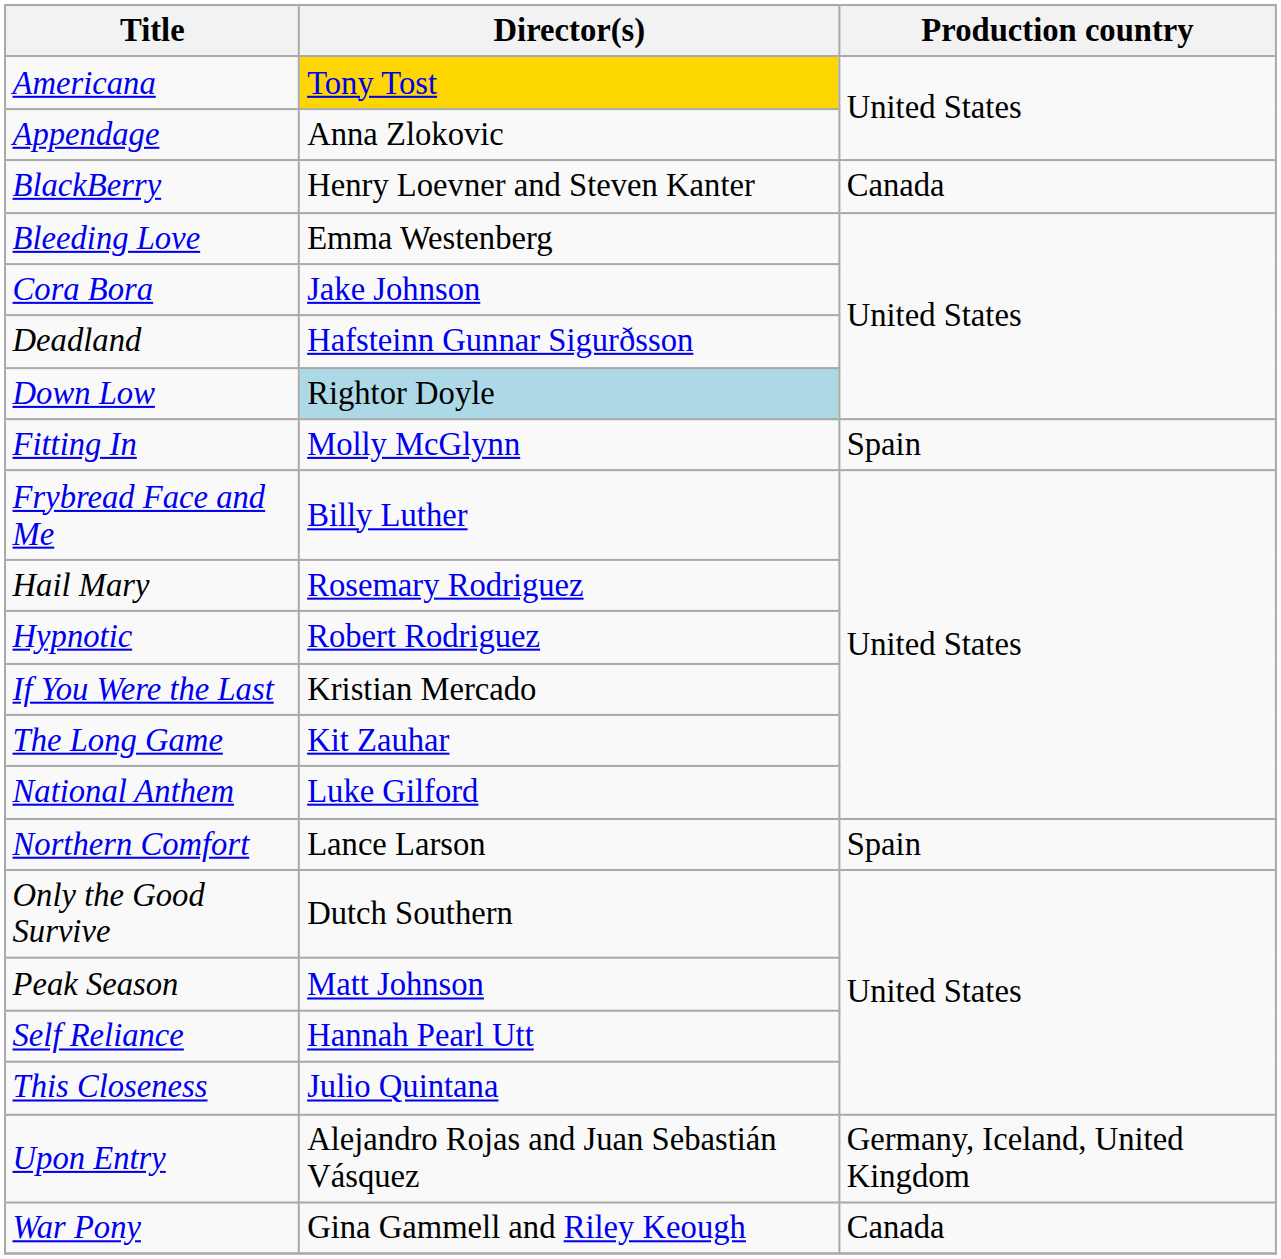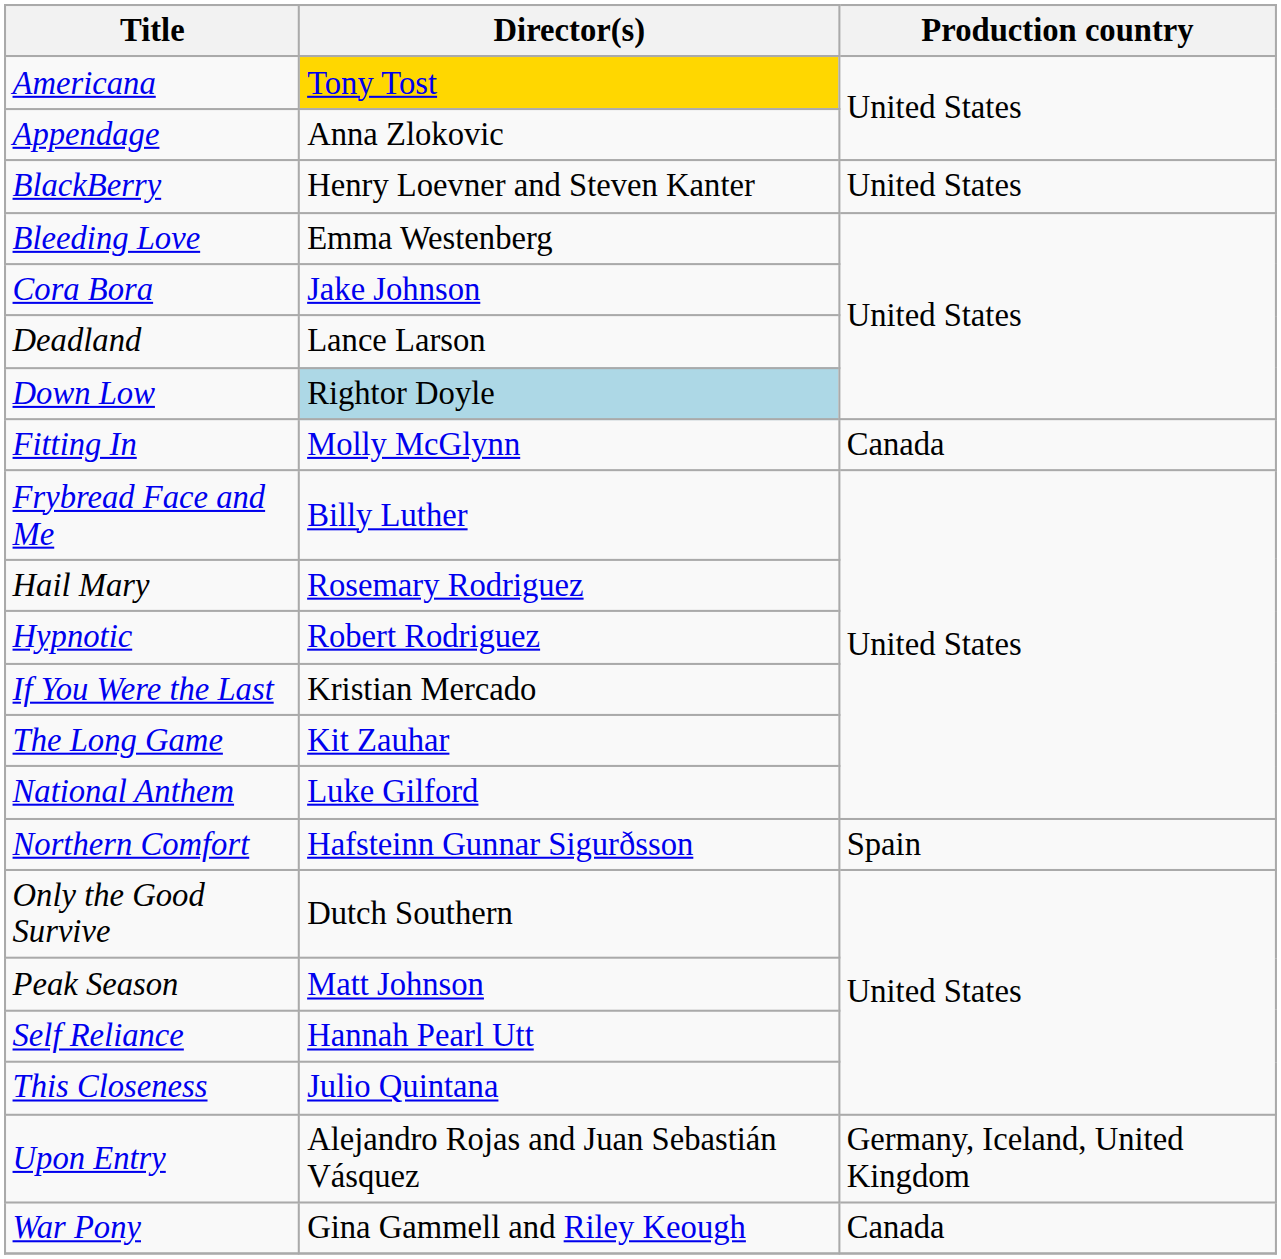(896, 185) Canada -> (934, 185) United States
(500, 340) Hafsteinn Gunnar Sigurðsson -> (396, 340) Lance Larson
(884, 444) Spain -> (896, 444) Canada
(396, 843) Lance Larson -> (500, 843) Hafsteinn Gunnar Sigurðsson
